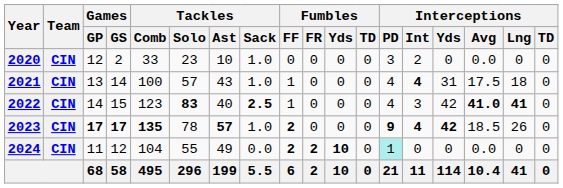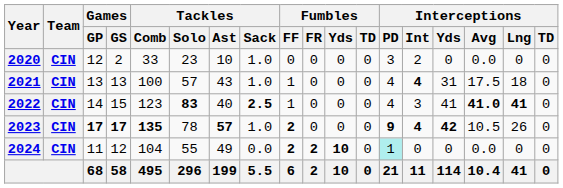(119, 82) 14 -> (119, 82) 13
(449, 105) 42 -> (449, 105) 41
(484, 127) 18.5 -> (484, 127) 10.5
